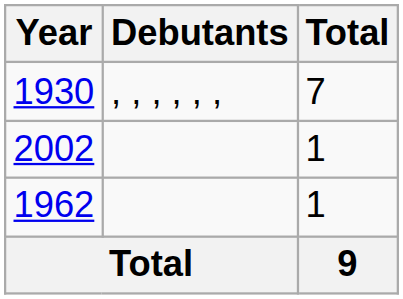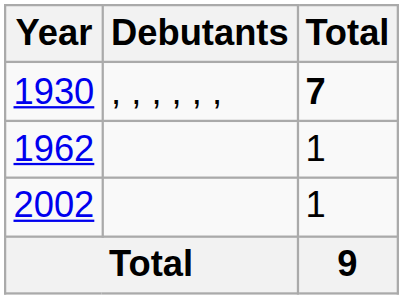(315, 90) normal -> (315, 90) bold
rows swapped: (54, 206) <-> (54, 148)
